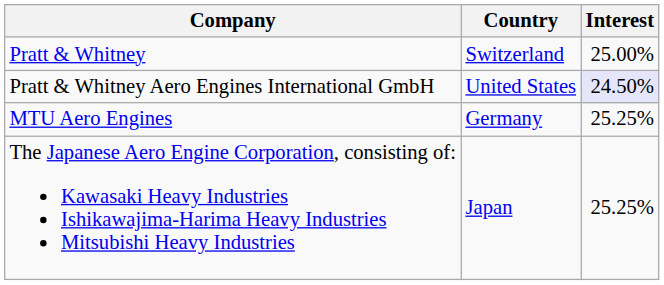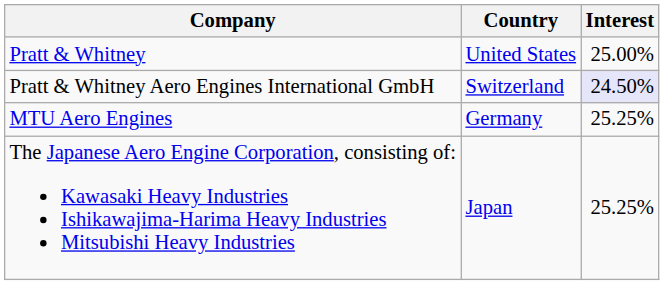(515, 53) Switzerland -> (521, 53) United States
(521, 86) United States -> (515, 86) Switzerland
